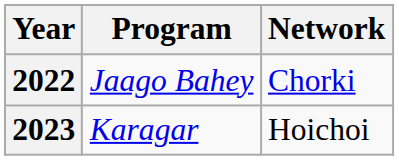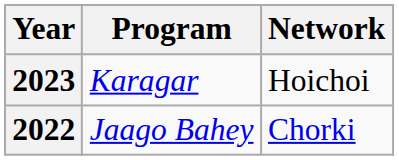rows swapped: (44, 79) <-> (44, 129)
